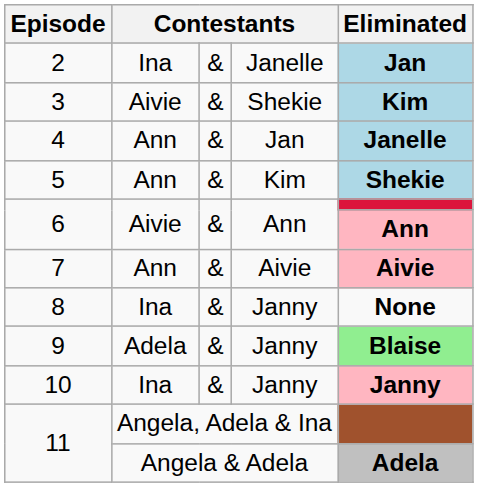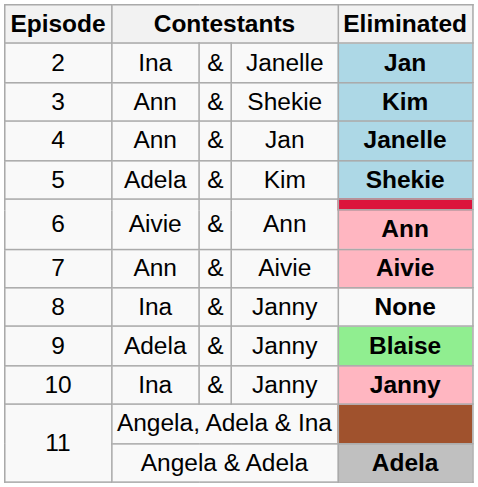(155, 101) Aivie -> (155, 101) Ann
(155, 179) Ann -> (155, 179) Adela
